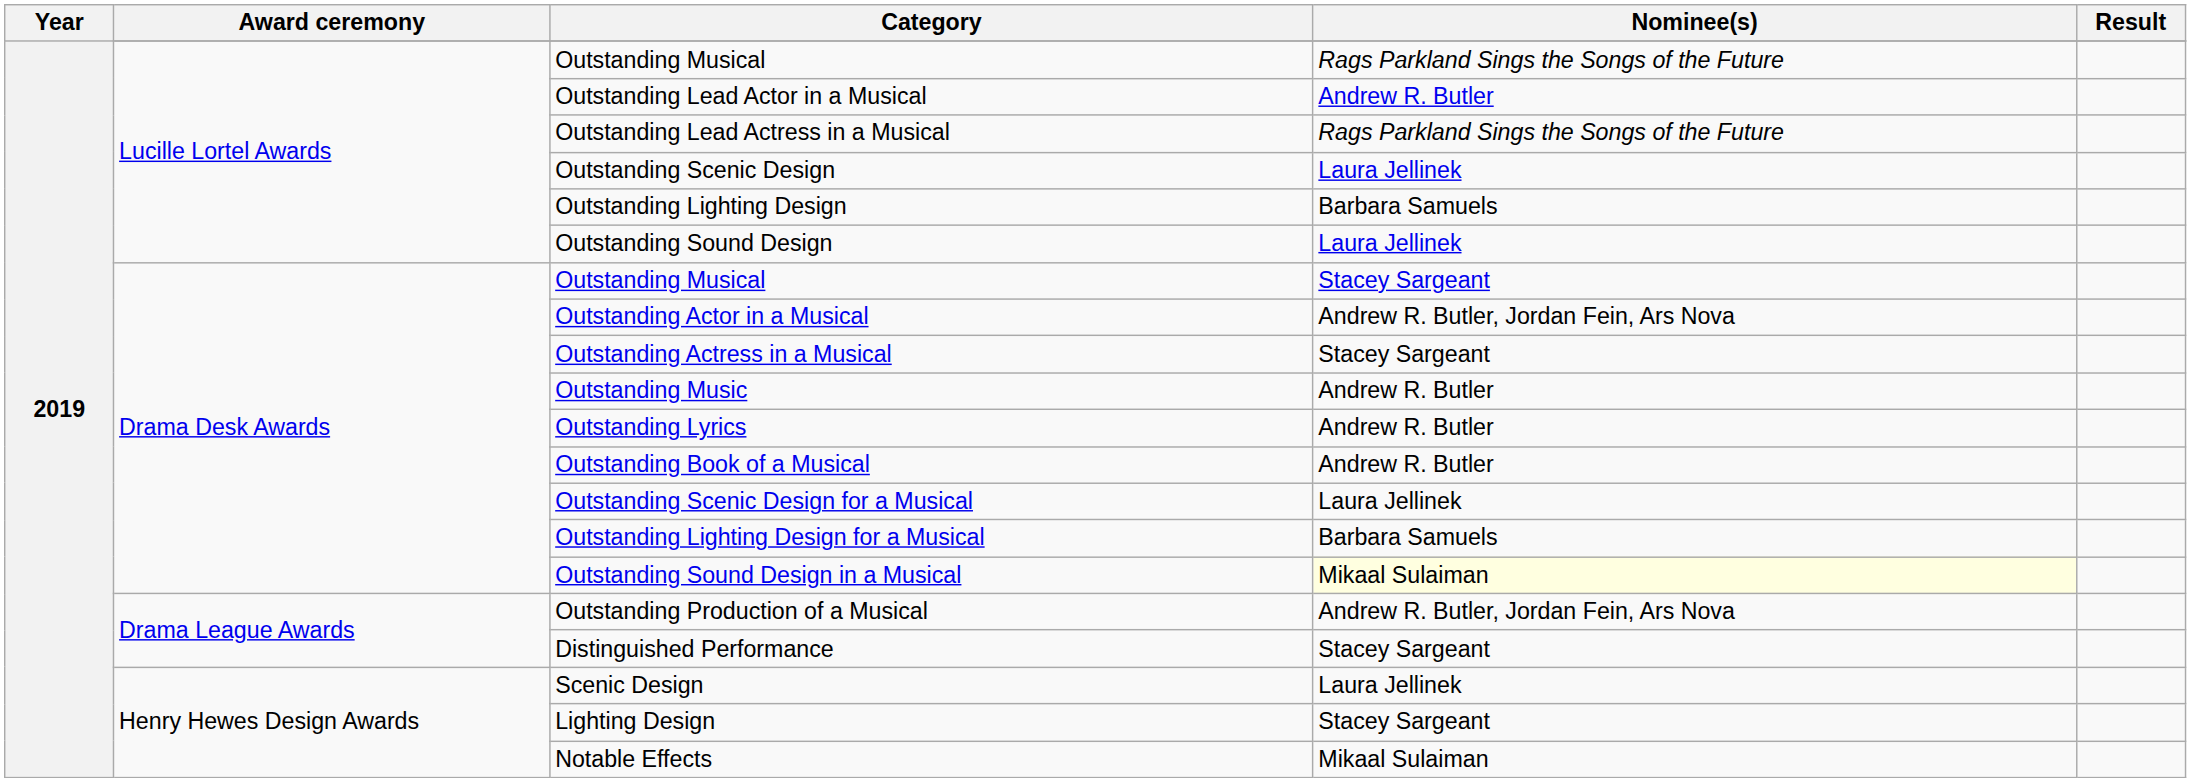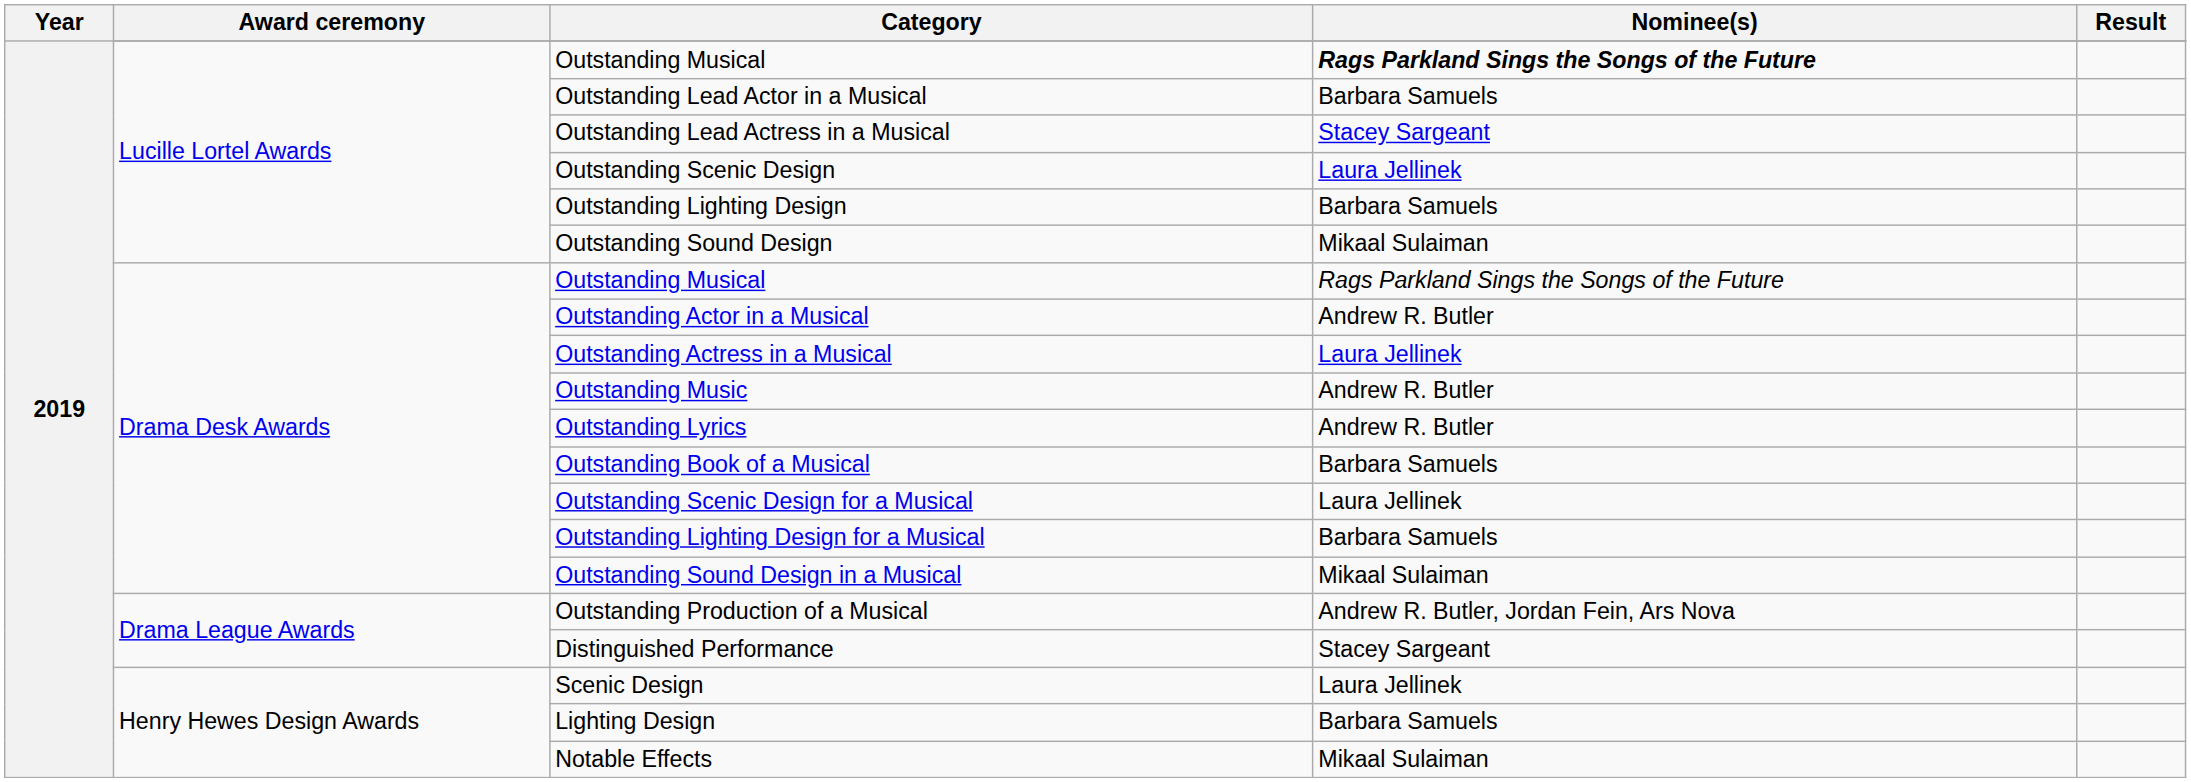(1551, 59) normal -> (1567, 59) bold
(1406, 96) Andrew R. Butler -> (1408, 96) Barbara Samuels
(1551, 133) Rags Parkland Sings the Songs of the Future -> (1404, 133) Stacey Sargeant
(1390, 243) Laura Jellinek -> (1403, 243) Mikaal Sulaiman
(1404, 280) Stacey Sargeant -> (1551, 280) Rags Parkland Sings the Songs of the Future
(1527, 317) Andrew R. Butler, Jordan Fein, Ars Nova -> (1406, 317) Andrew R. Butler
(1404, 354) Stacey Sargeant -> (1390, 354) Laura Jellinek
(1406, 464) Andrew R. Butler -> (1408, 464) Barbara Samuels
(1403, 574) lightyellow background -> (1403, 574) no background
(1404, 721) Stacey Sargeant -> (1408, 721) Barbara Samuels
